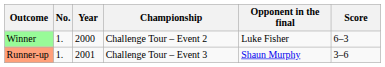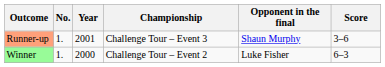rows swapped: (21, 39) <-> (28, 54)
